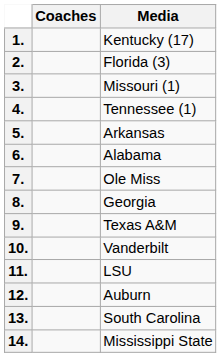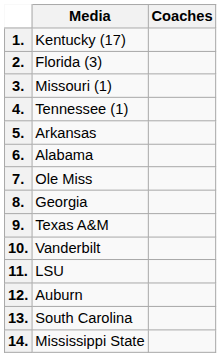columns swapped: (66, 17) <-> (158, 17)
